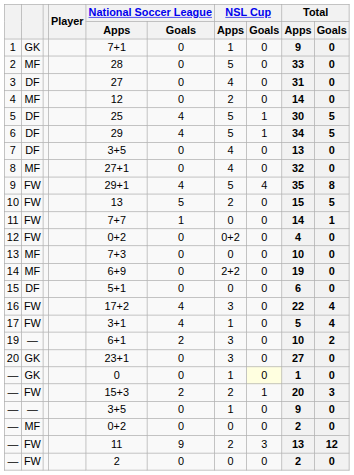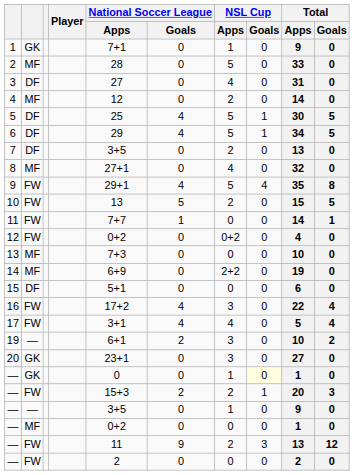(231, 151) 4 -> (231, 151) 2
(231, 323) 1 -> (231, 323) 4
(298, 427) 2 -> (298, 427) 1
